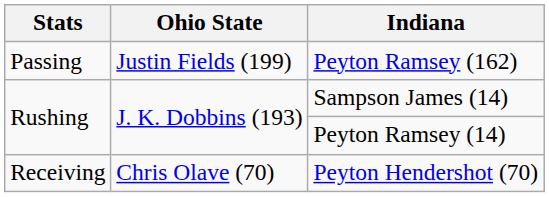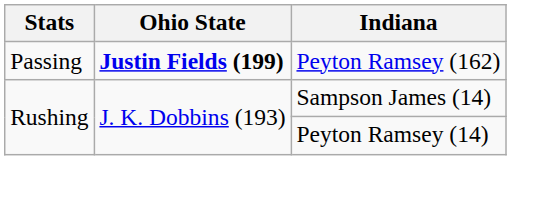(204, 60) normal -> (192, 60) bold
- row: (426, 172)
